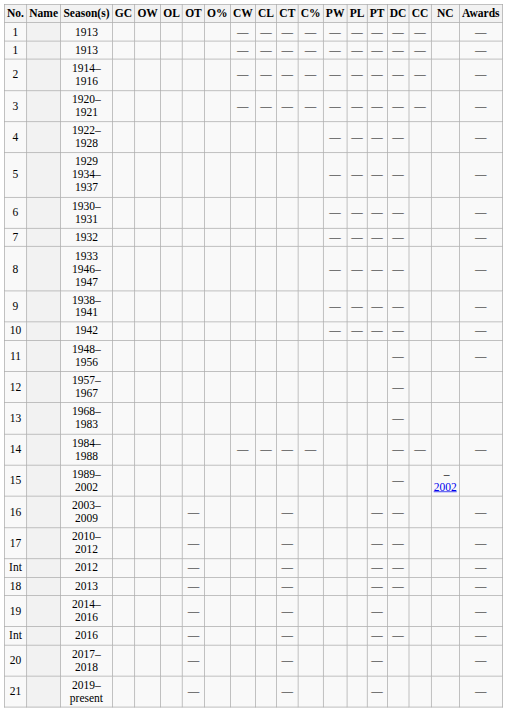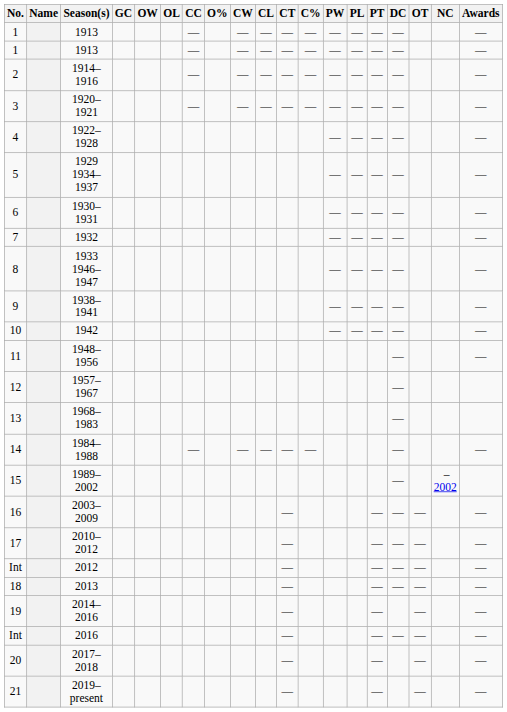columns swapped: (193, 13) <-> (420, 13)
